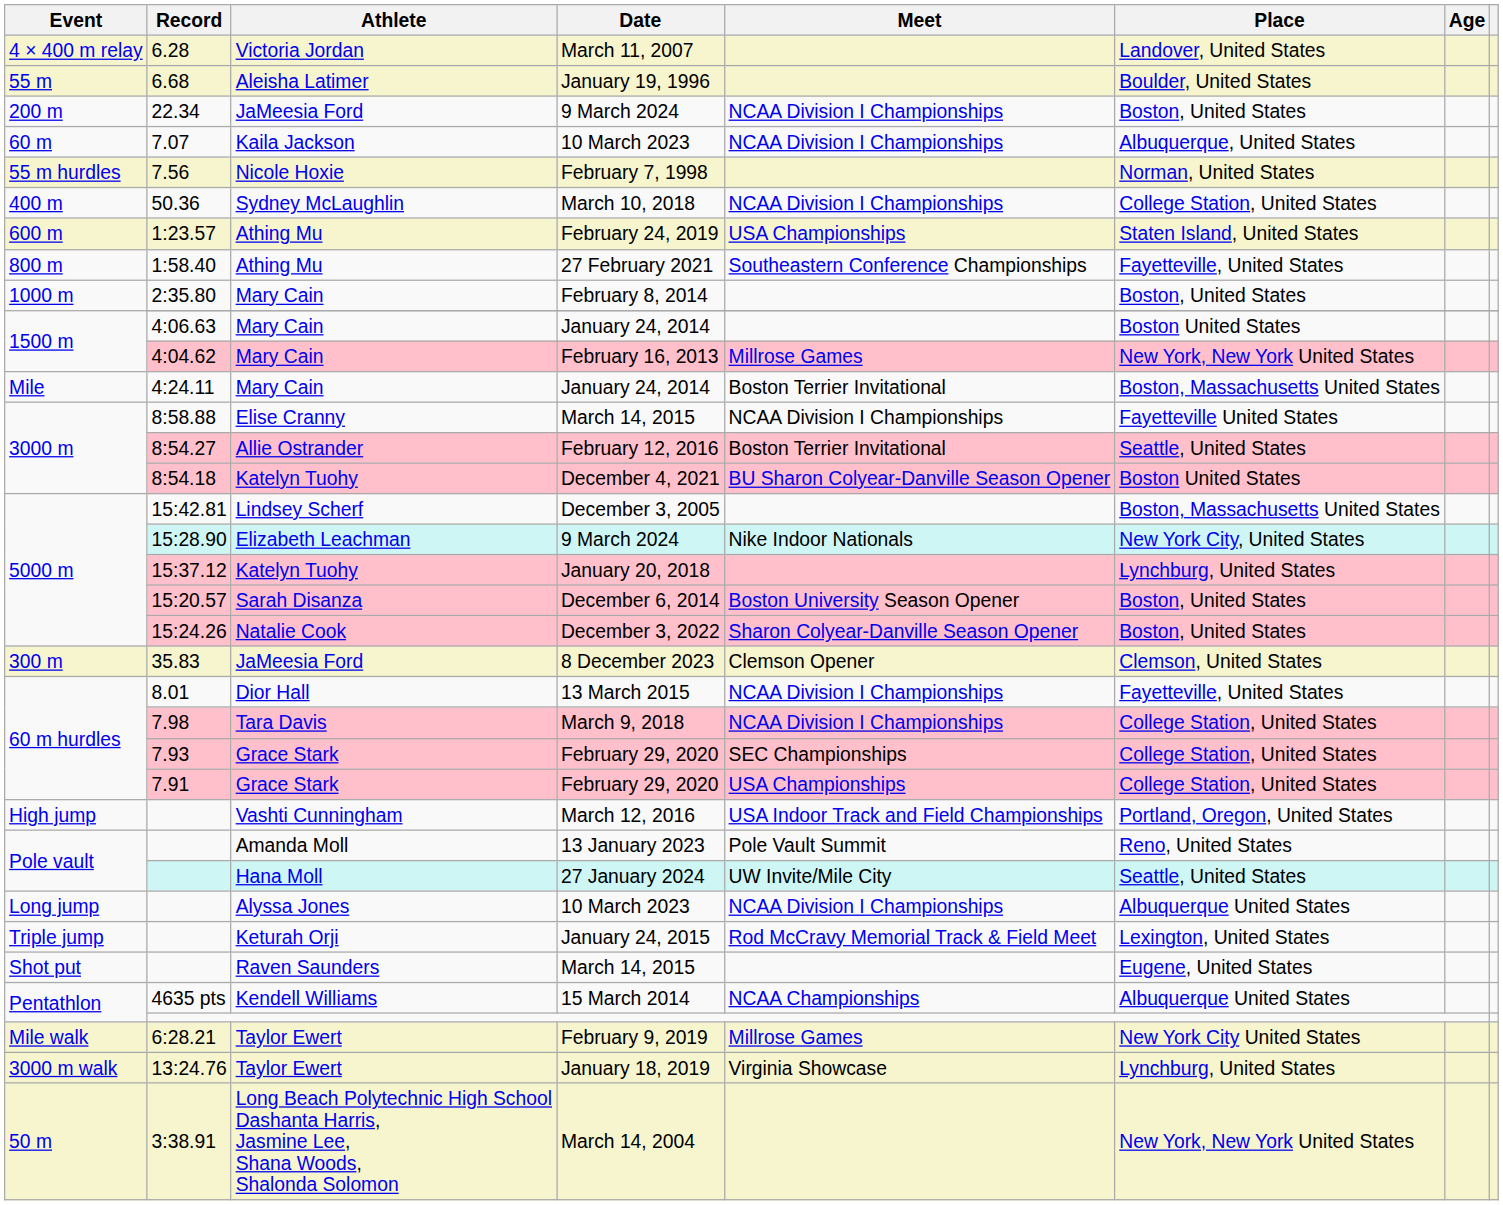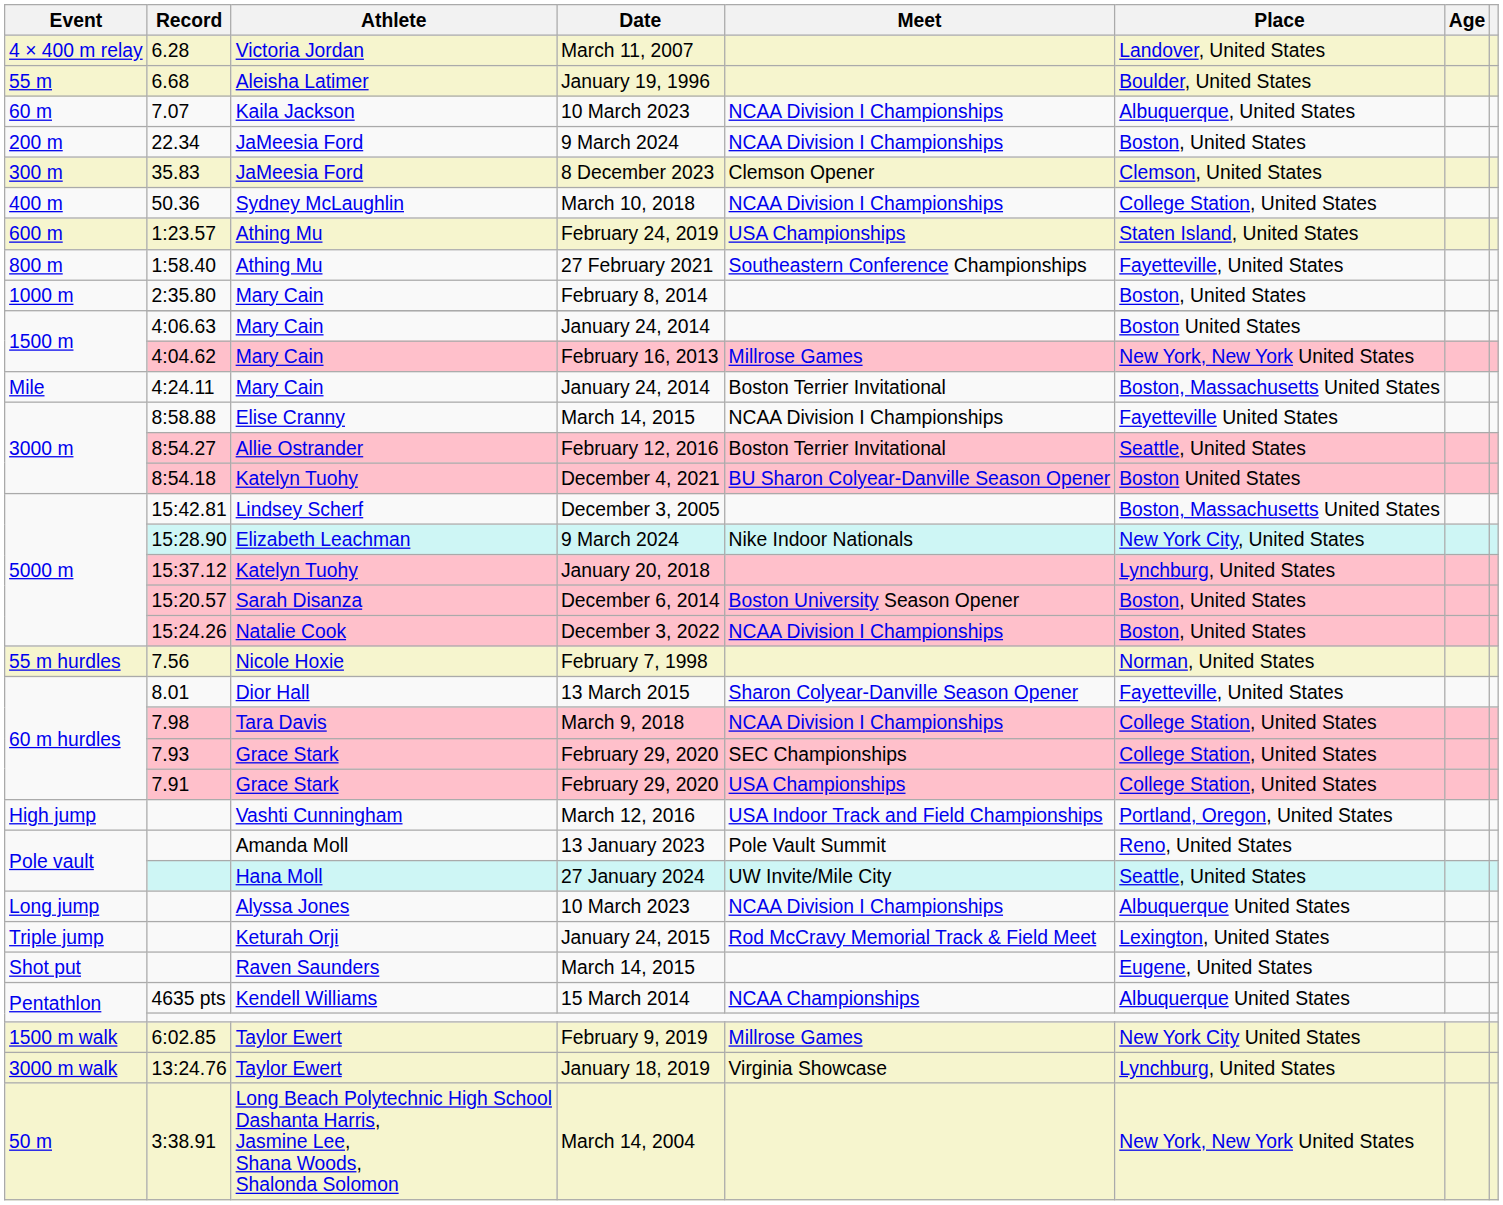rows swapped: (170, 142) <-> (176, 112)
rows swapped: (176, 662) <-> (170, 173)
(903, 631) Sharon Colyear-Danville Season Opener -> (866, 631) NCAA Division I Championships
(866, 692) NCAA Division I Championships -> (903, 692) Sharon Colyear-Danville Season Opener
+ row: (184, 1038)
- row: (184, 1038)
